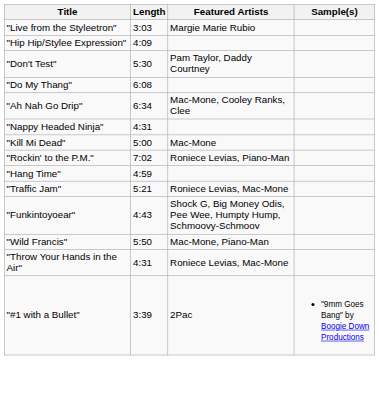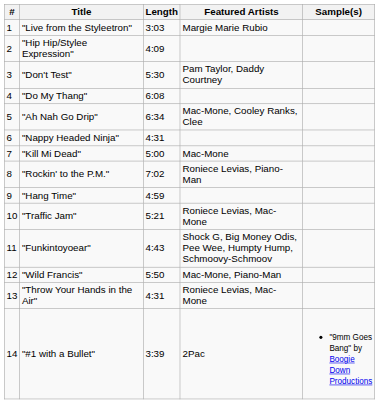+ column: (12, 12)
